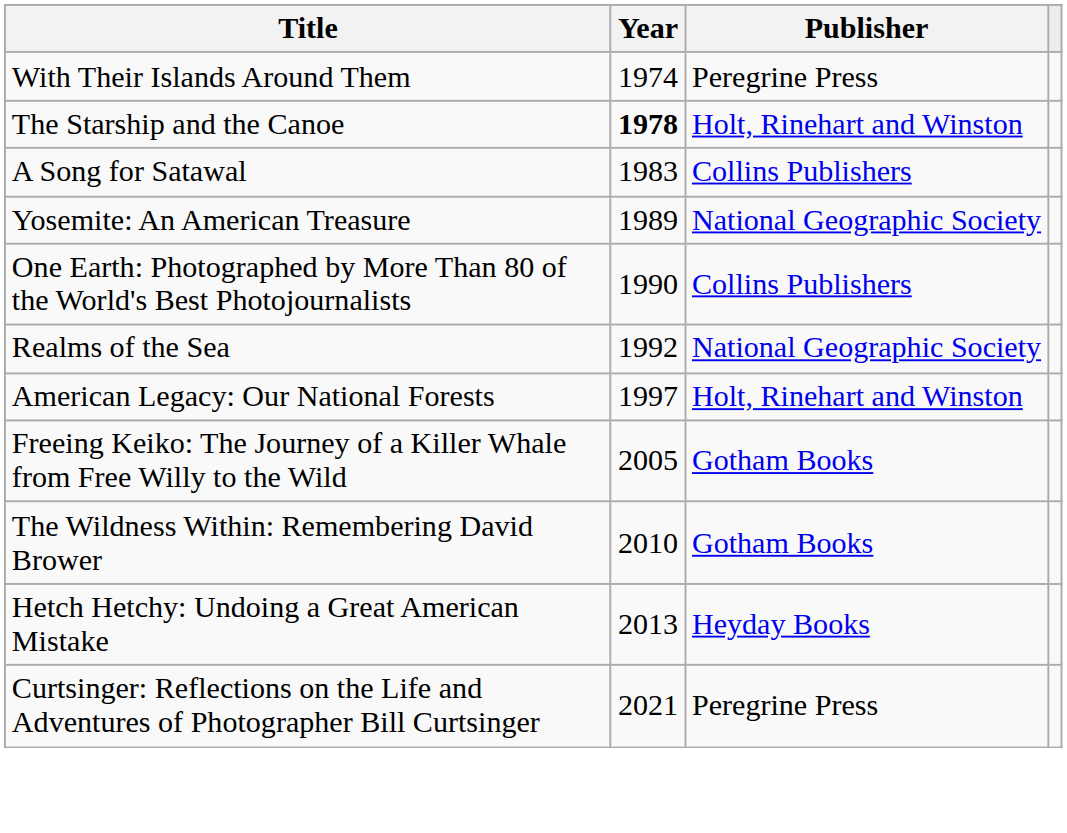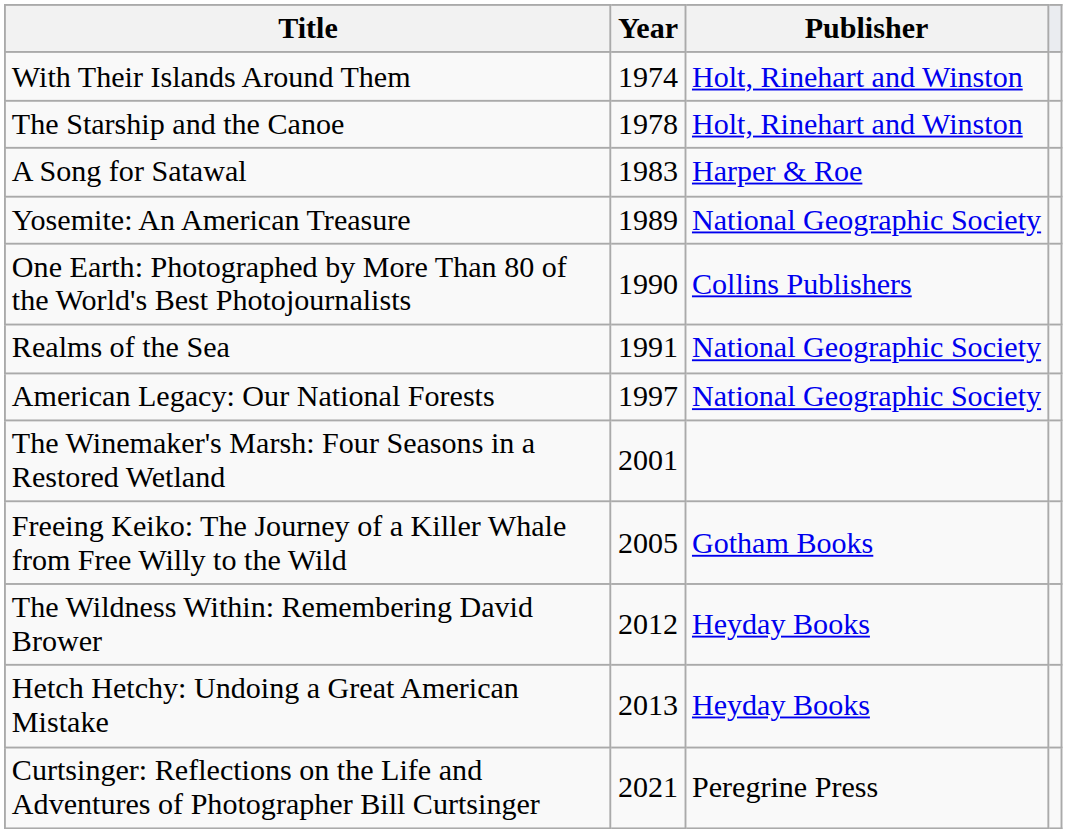(785, 76) Peregrine Press -> (857, 76) Holt, Rinehart and Winston
(648, 123) bold -> (648, 123) normal
(802, 171) Collins Publishers -> (777, 171) Harper & Roe
(648, 348) 1992 -> (648, 348) 1991
(857, 396) Holt, Rinehart and Winston -> (867, 396) National Geographic Society
+ row: (274, 460)
(648, 542) 2010 -> (648, 623) 2012
(783, 542) Gotham Books -> (781, 623) Heyday Books
